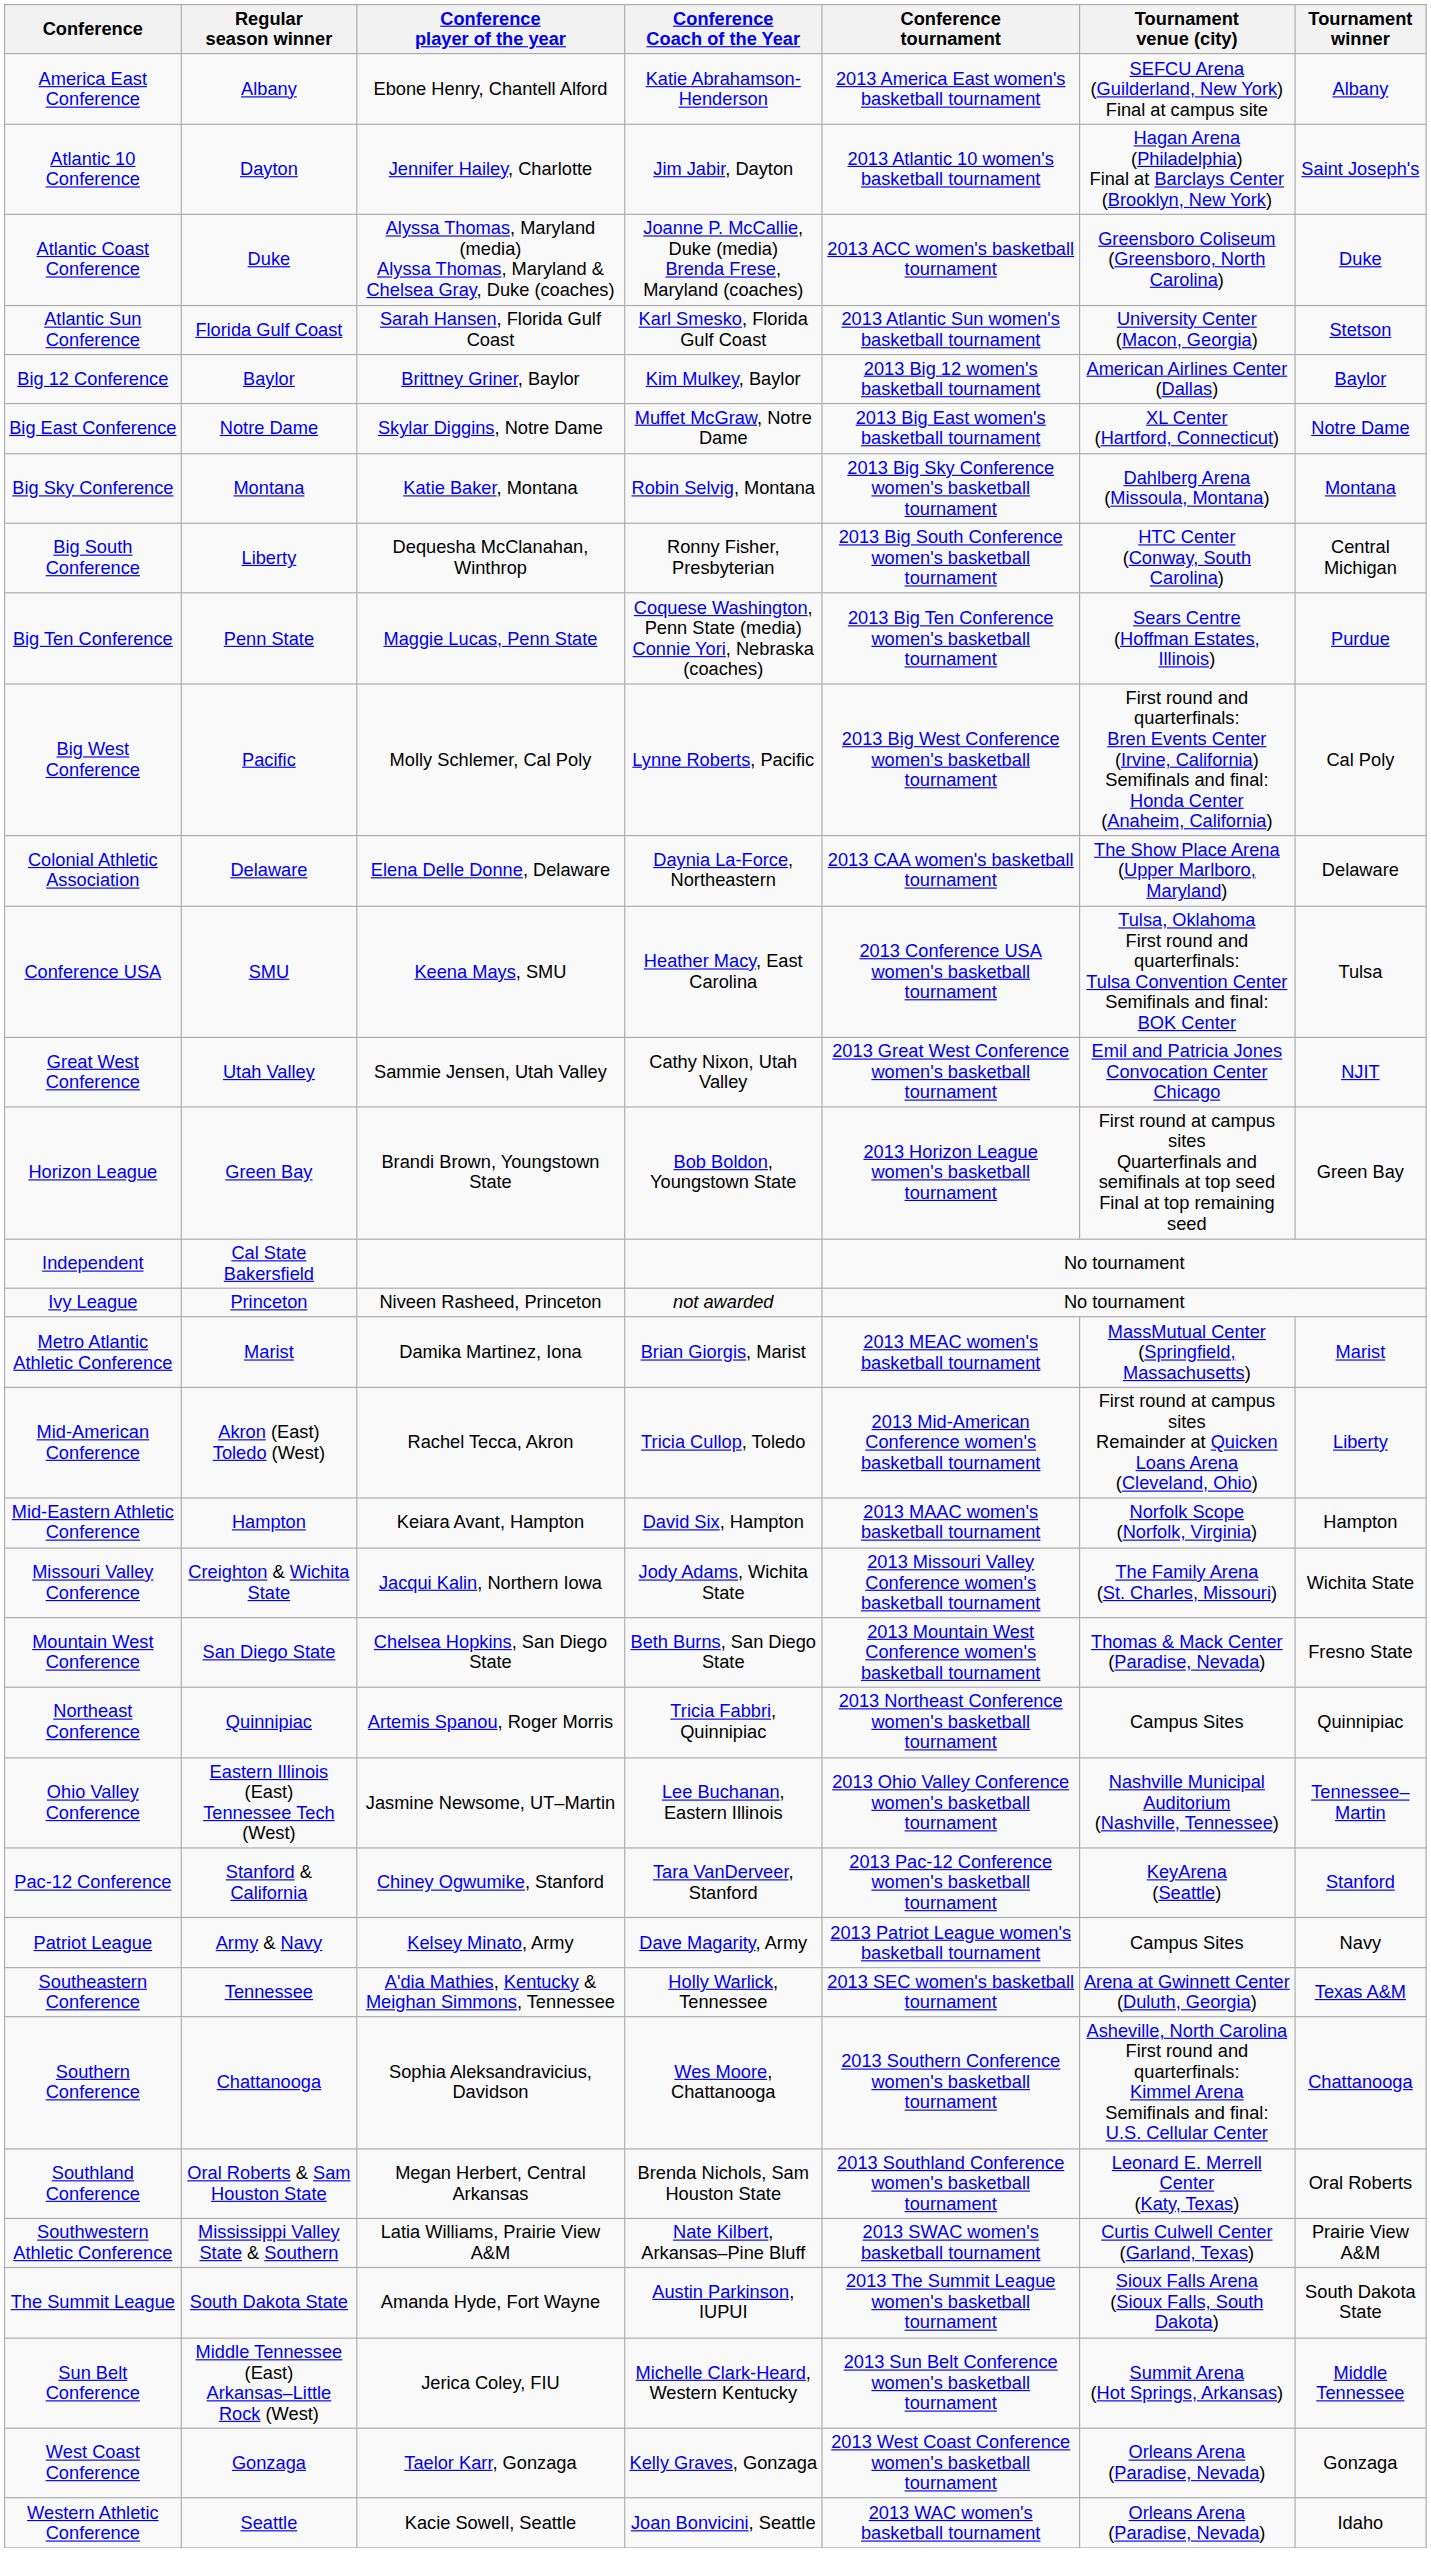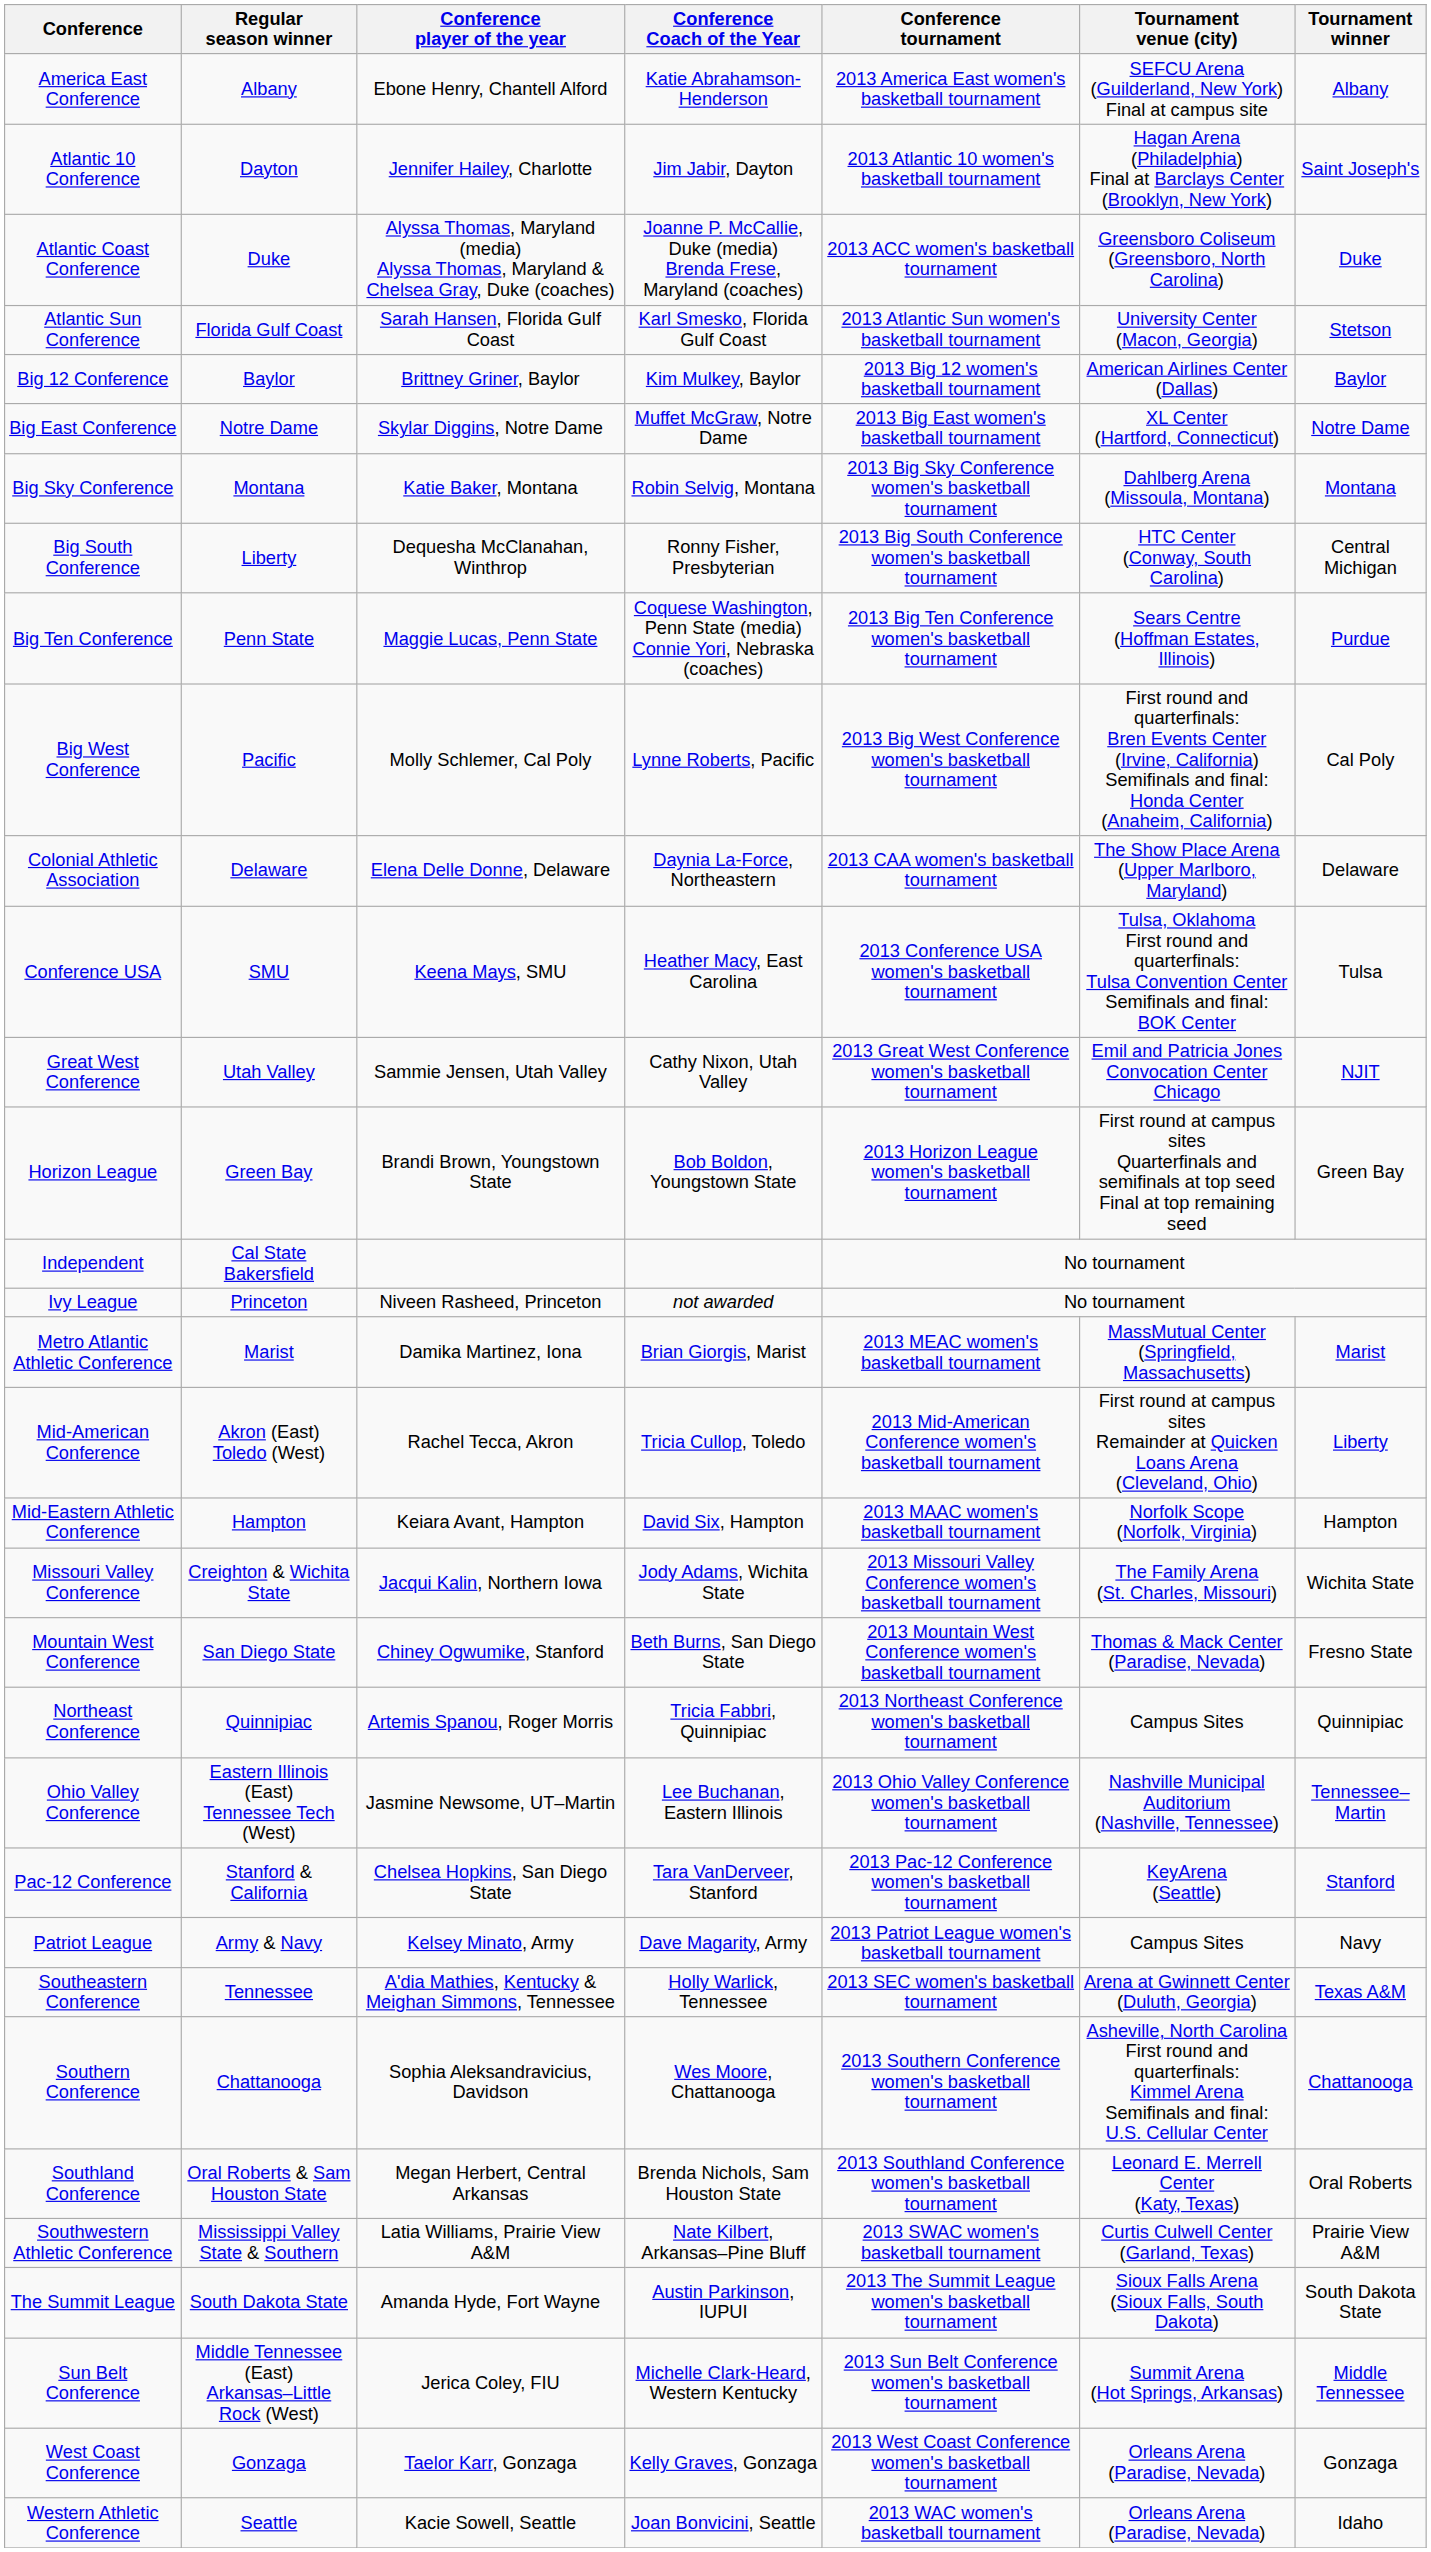(490, 1652) Chelsea Hopkins, San Diego State -> (490, 1652) Chiney Ogwumike, Stanford
(490, 1882) Chiney Ogwumike, Stanford -> (490, 1882) Chelsea Hopkins, San Diego State
